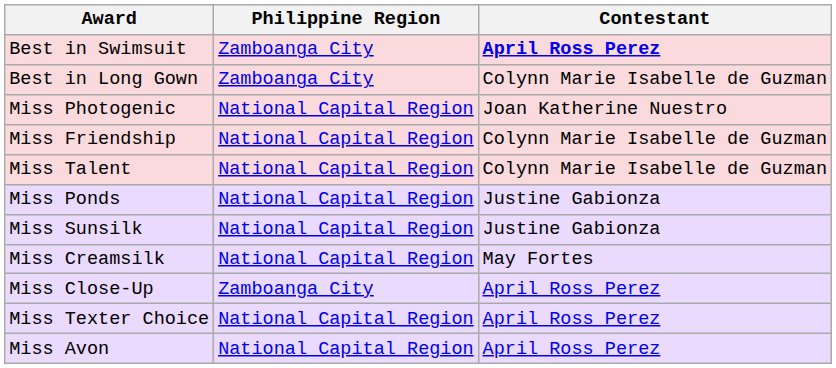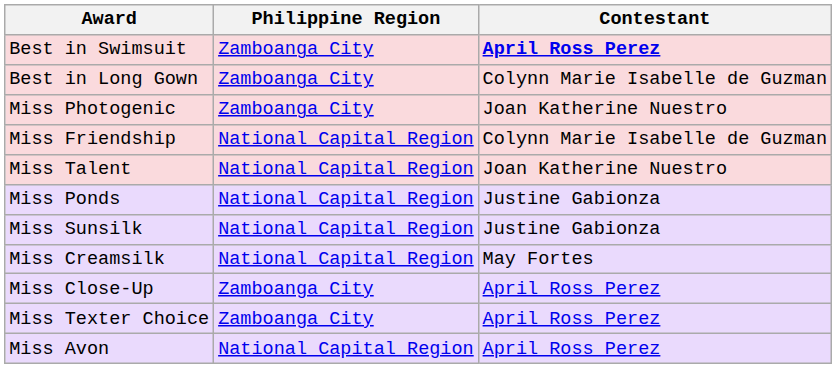(346, 110) National Capital Region -> (296, 110) Zamboanga City
(655, 170) Colynn Marie Isabelle de Guzman -> (605, 170) Joan Katherine Nuestro
(346, 319) National Capital Region -> (296, 319) Zamboanga City
